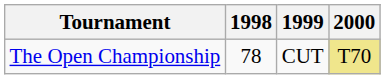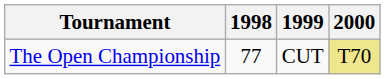(251, 56) 78 -> (251, 56) 77
